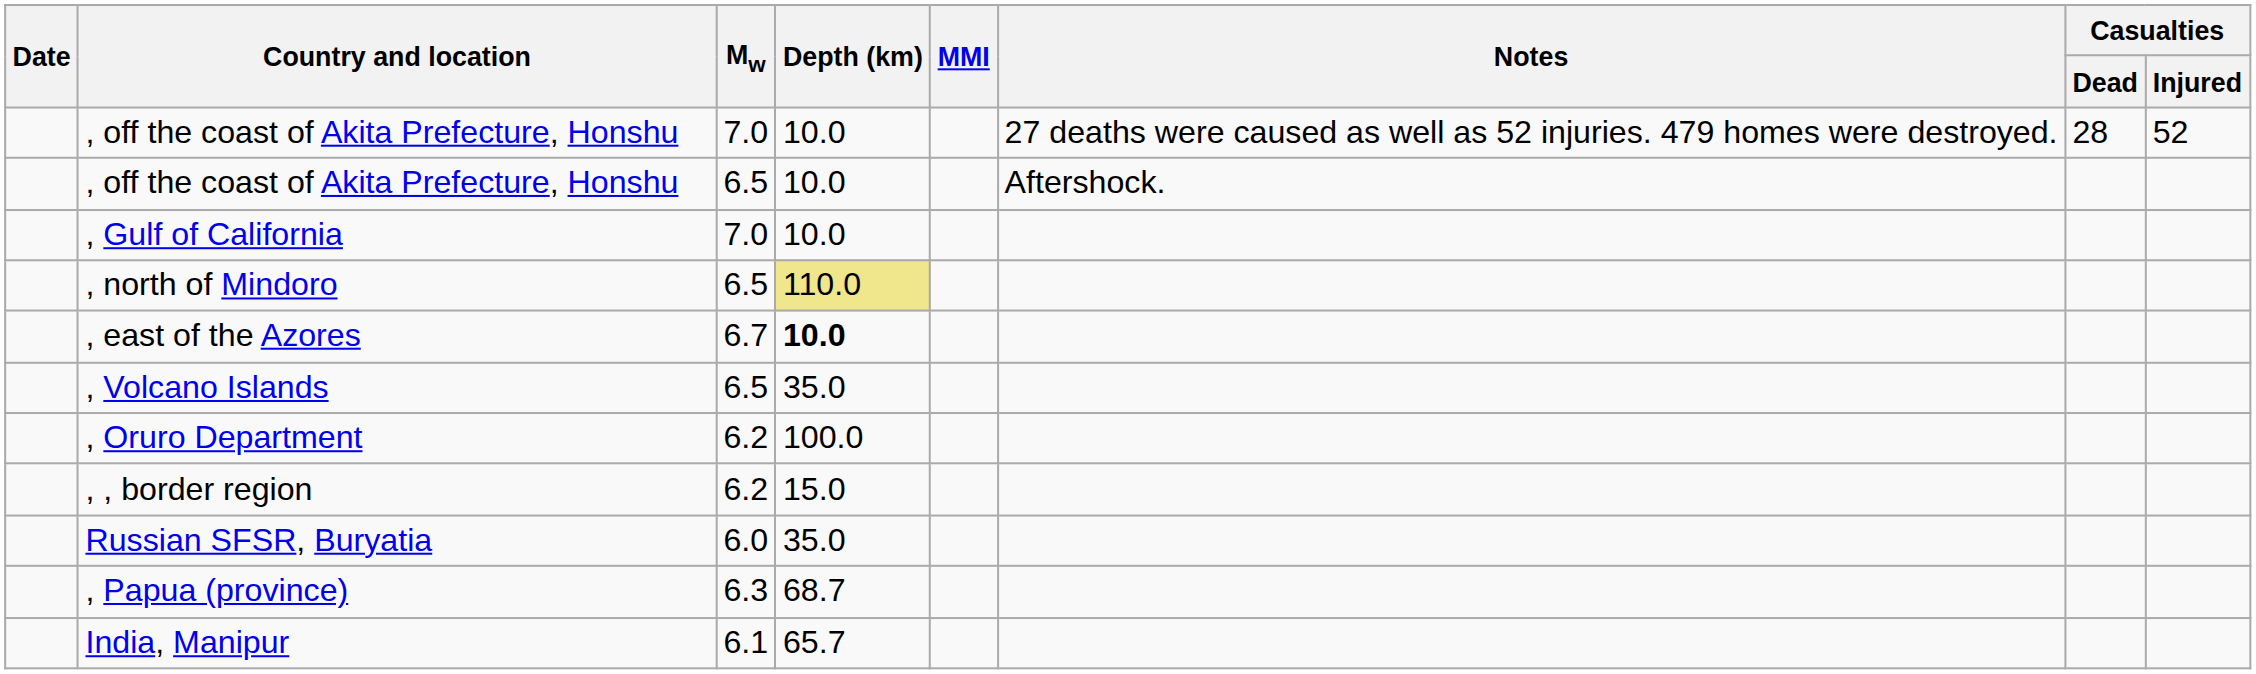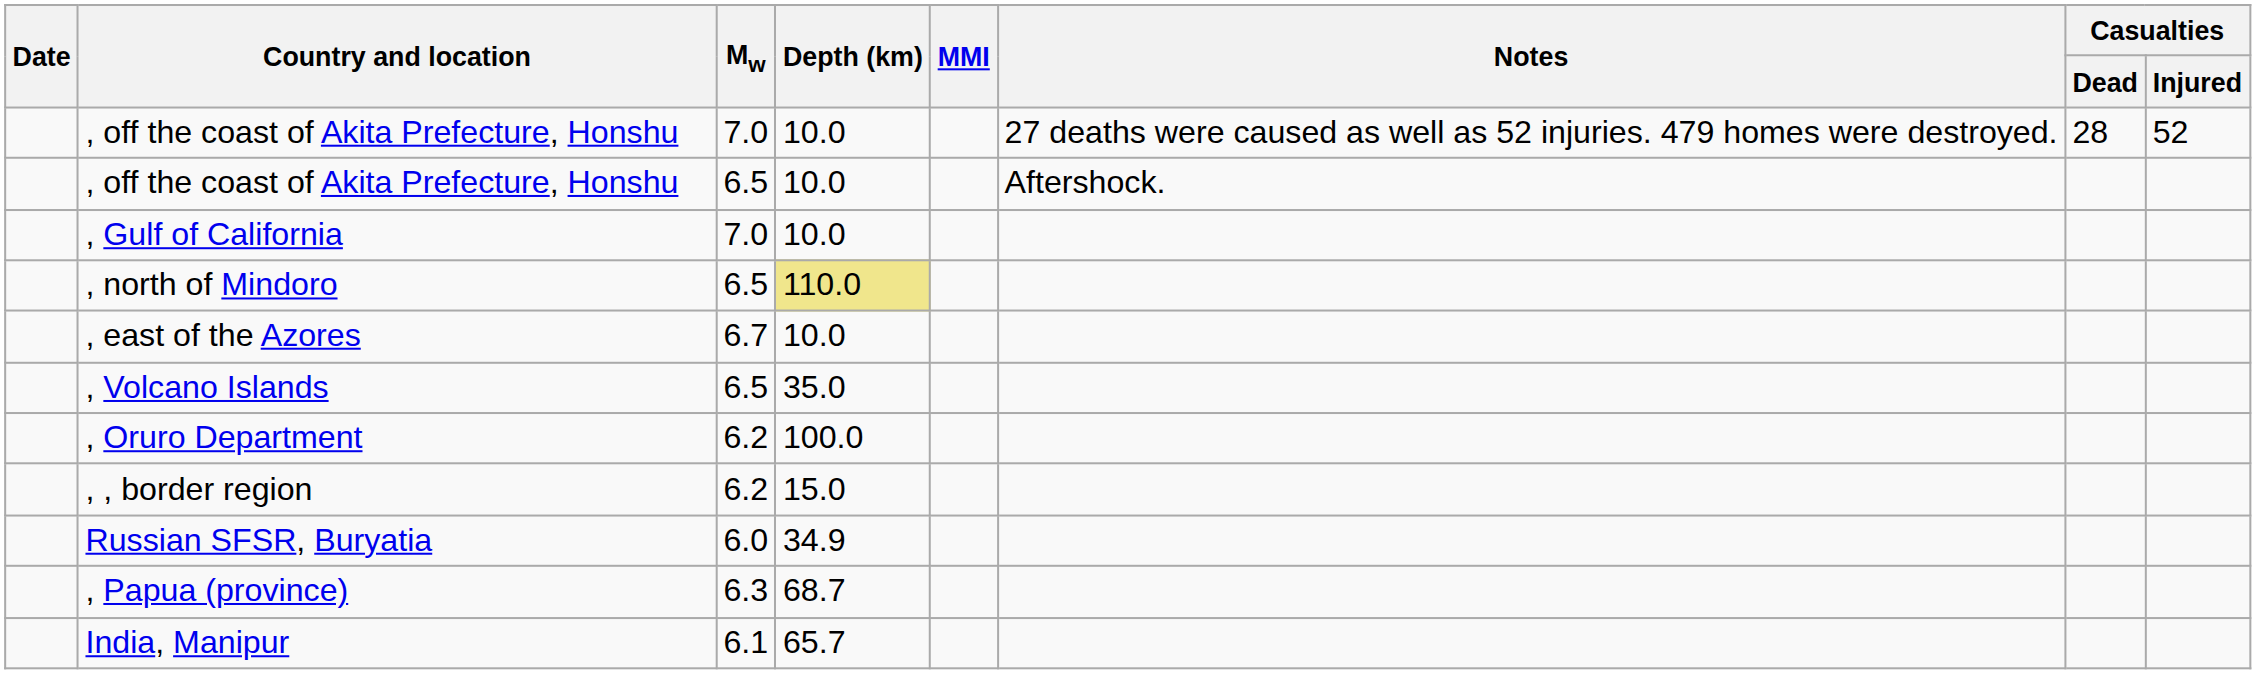(814, 336) bold -> (814, 336) normal
(814, 540) 35.0 -> (814, 540) 34.9
